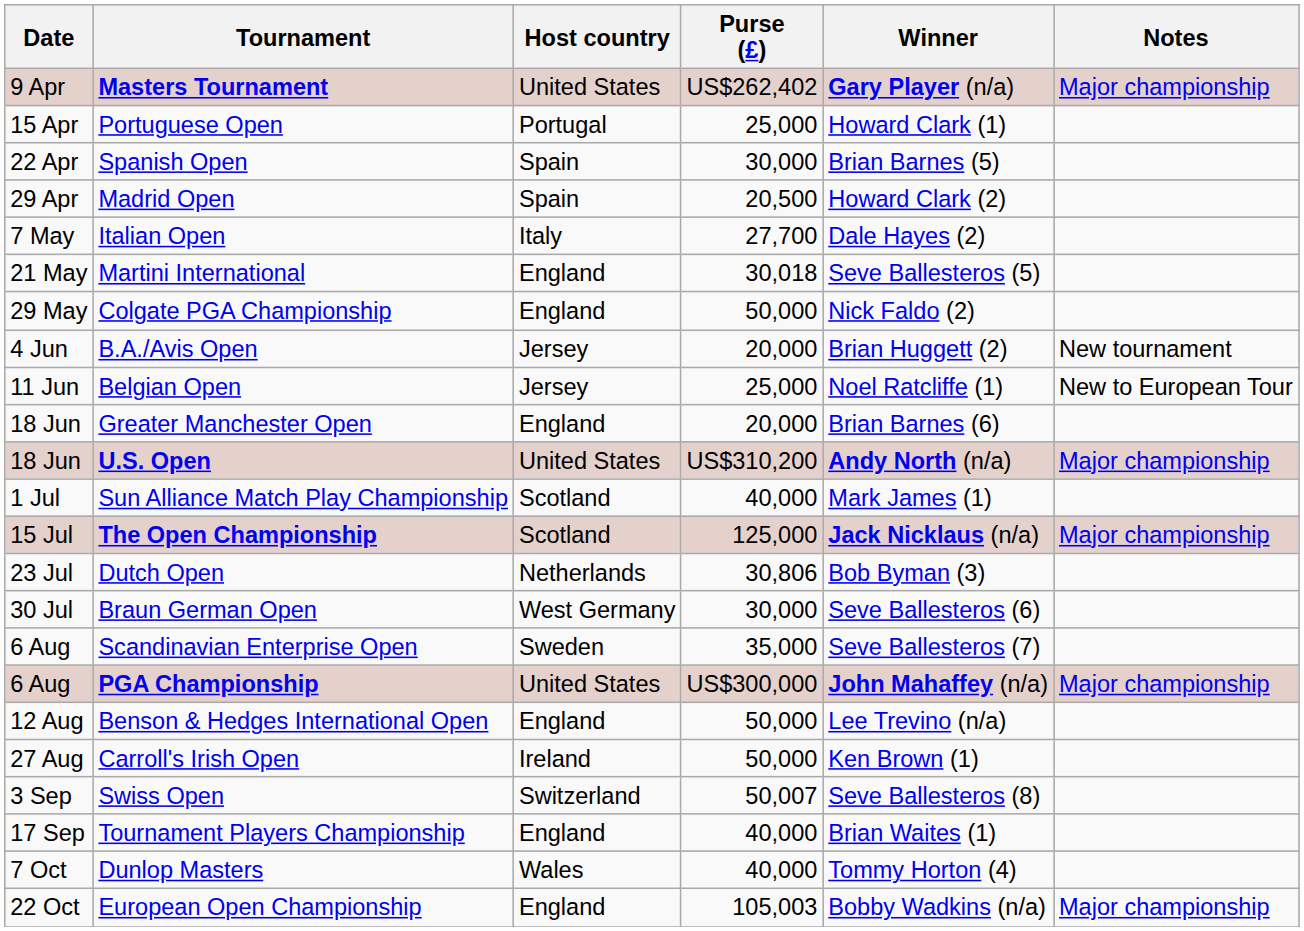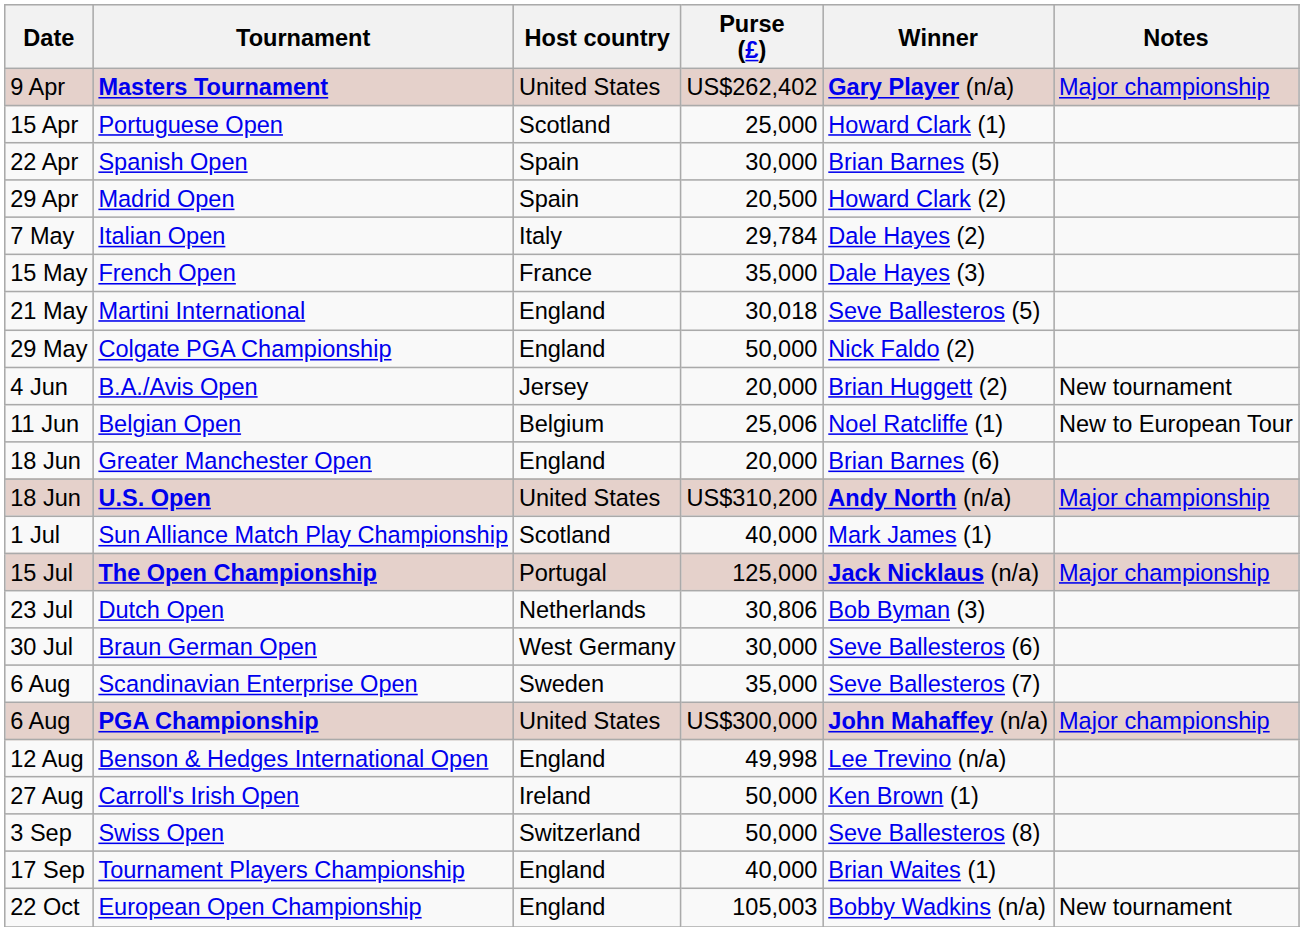(563, 125) Portugal -> (565, 125) Scotland
(781, 236) 27,700 -> (781, 236) 29,784
+ row: (167, 274)
(554, 386) Jersey -> (561, 423) Belgium
(781, 386) 25,000 -> (781, 423) 25,006
(565, 535) Scotland -> (563, 572) Portugal
(781, 721) 50,000 -> (781, 759) 49,998
(781, 796) 50,007 -> (781, 833) 50,000
- row: (181, 870)
(1164, 908) Major championship -> (1145, 908) New tournament
